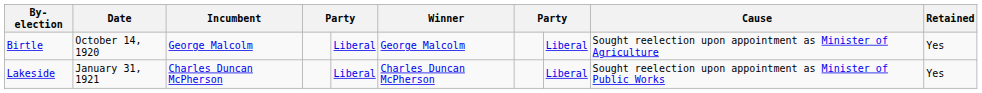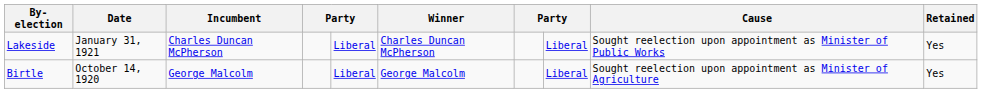rows swapped: (31, 74) <-> (25, 46)
